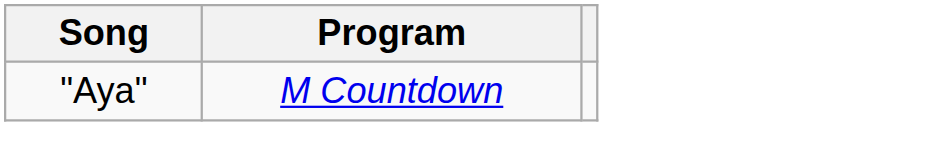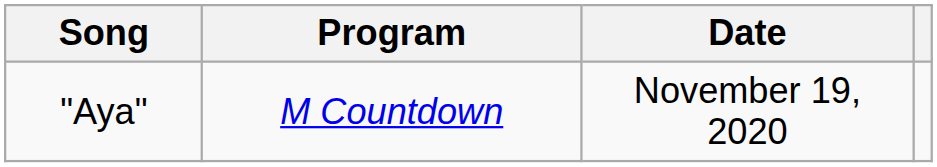+ column: (747, 33)
